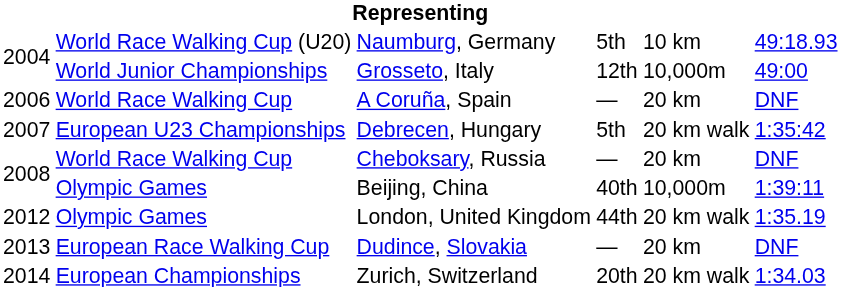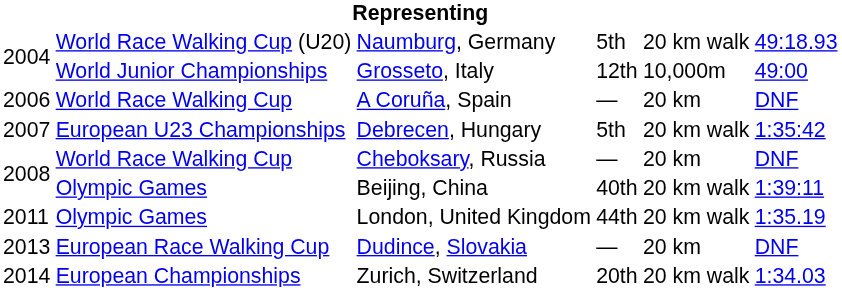(672, 42) 10 km -> (696, 42) 20 km walk
(684, 188) 10,000m -> (696, 188) 20 km walk
(27, 217) 2012 -> (26, 217) 2011
